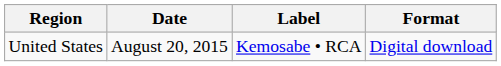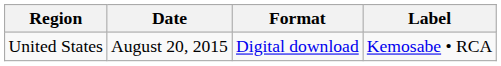columns swapped: (431, 18) <-> (299, 18)
